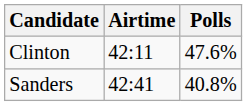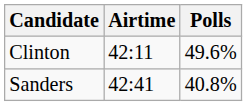(211, 52) 47.6% -> (211, 52) 49.6%
